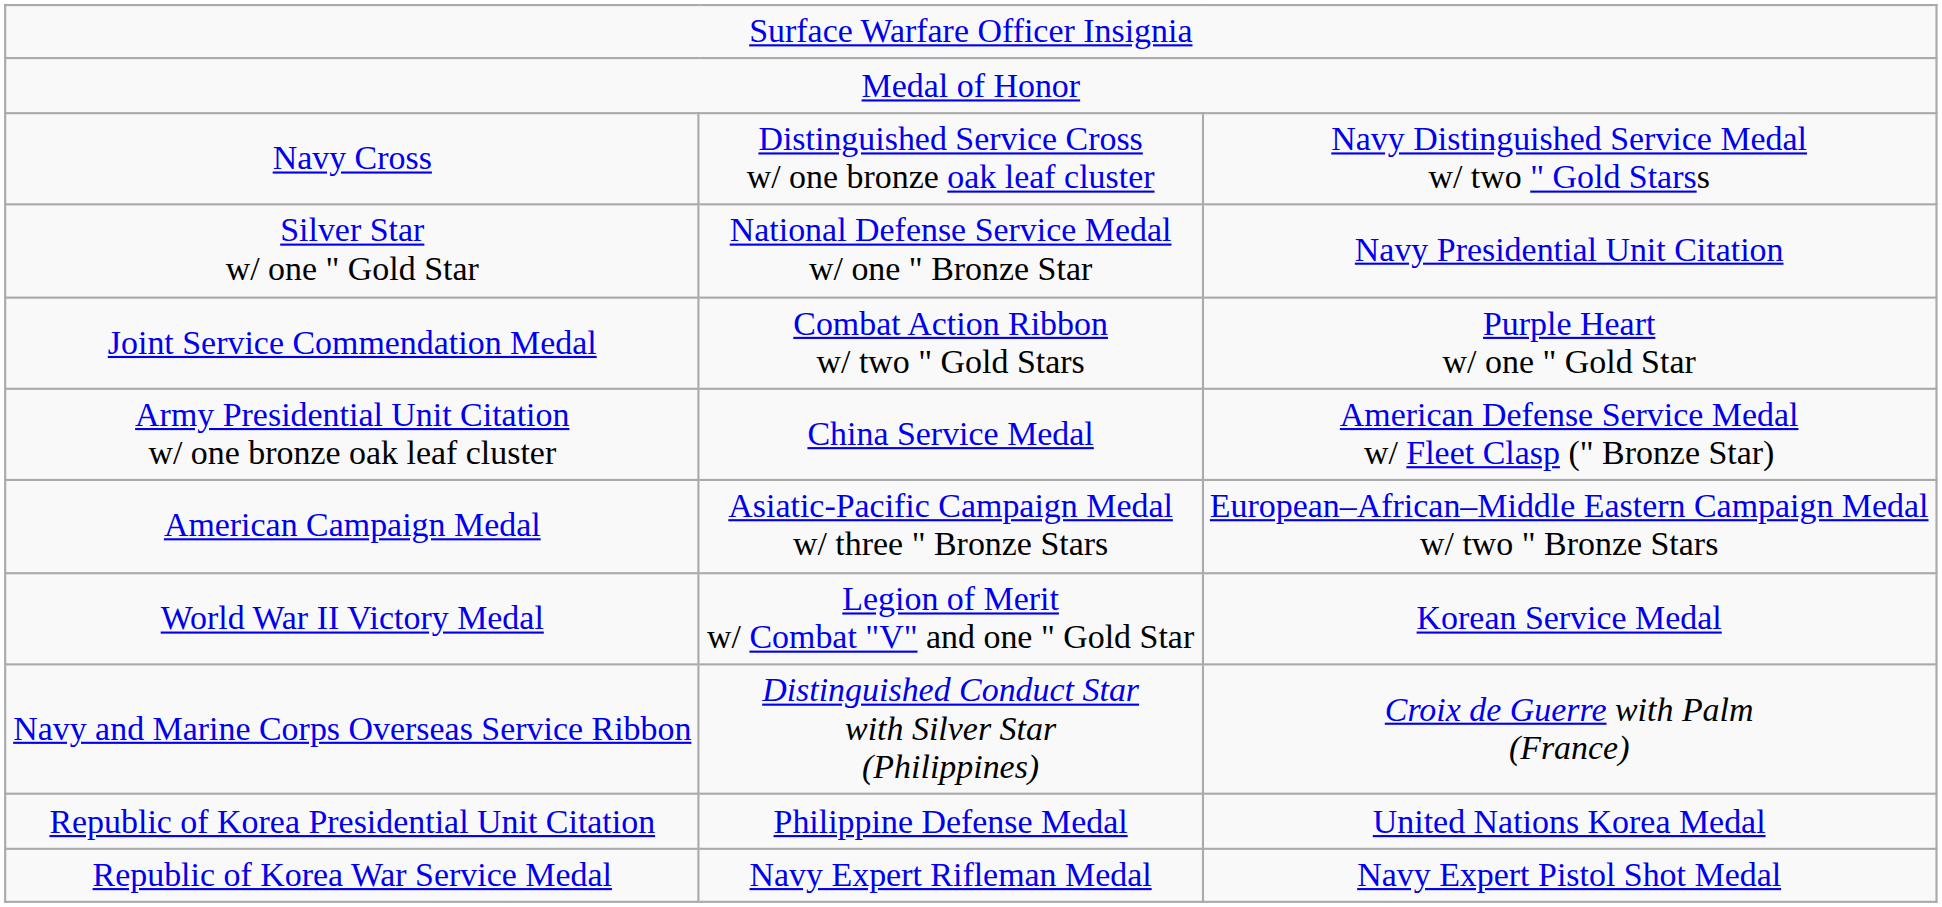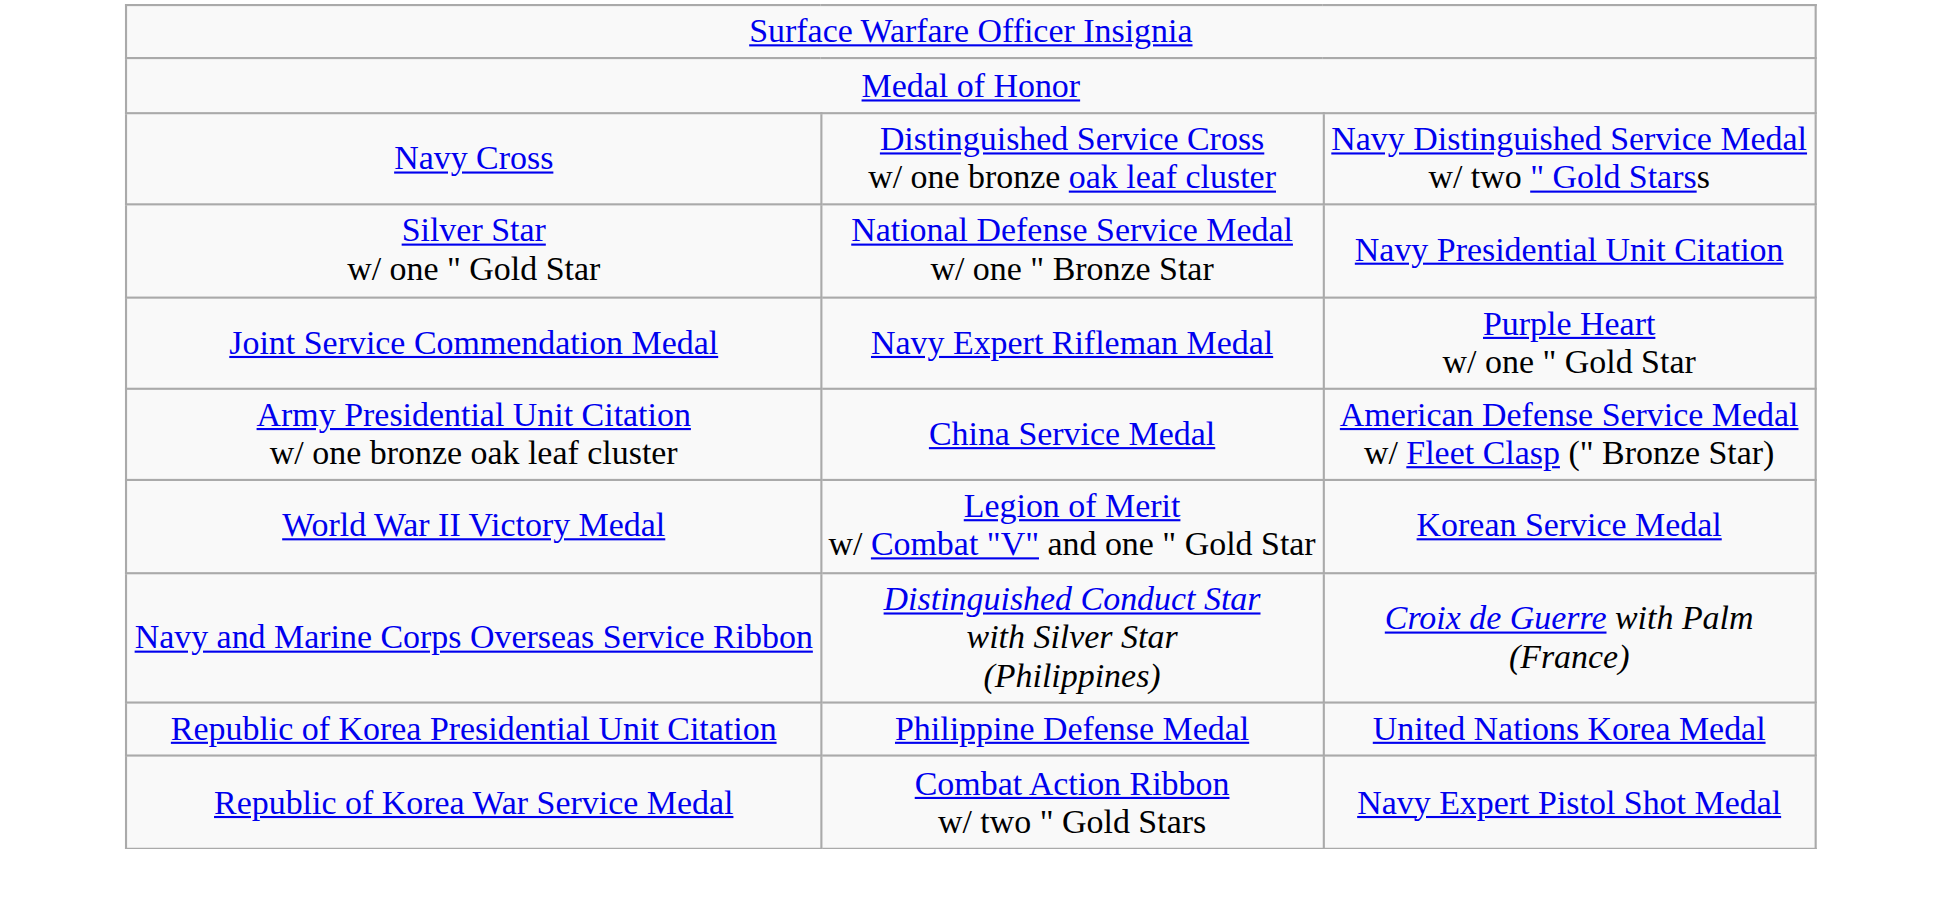(951, 341) Combat Action Ribbon w/ two " Gold Stars -> (1072, 341) Navy Expert Rifleman Medal
- row: (352, 525)
(951, 874) Navy Expert Rifleman Medal -> (1072, 801) Combat Action Ribbon w/ two " Gold Stars
